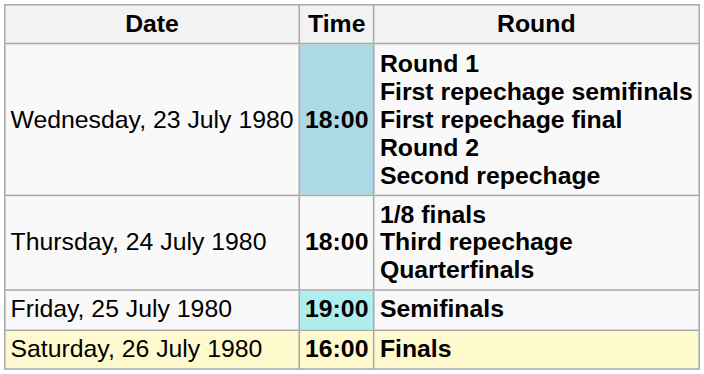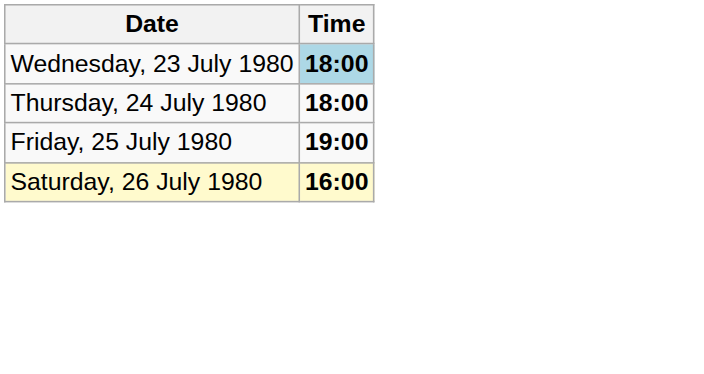- column: (536, 24)
(337, 309) paleturquoise background -> (337, 142) no background
